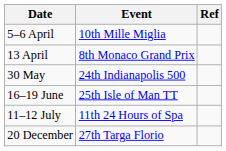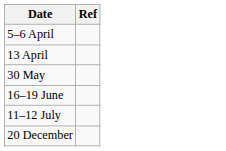- column: (137, 14)
